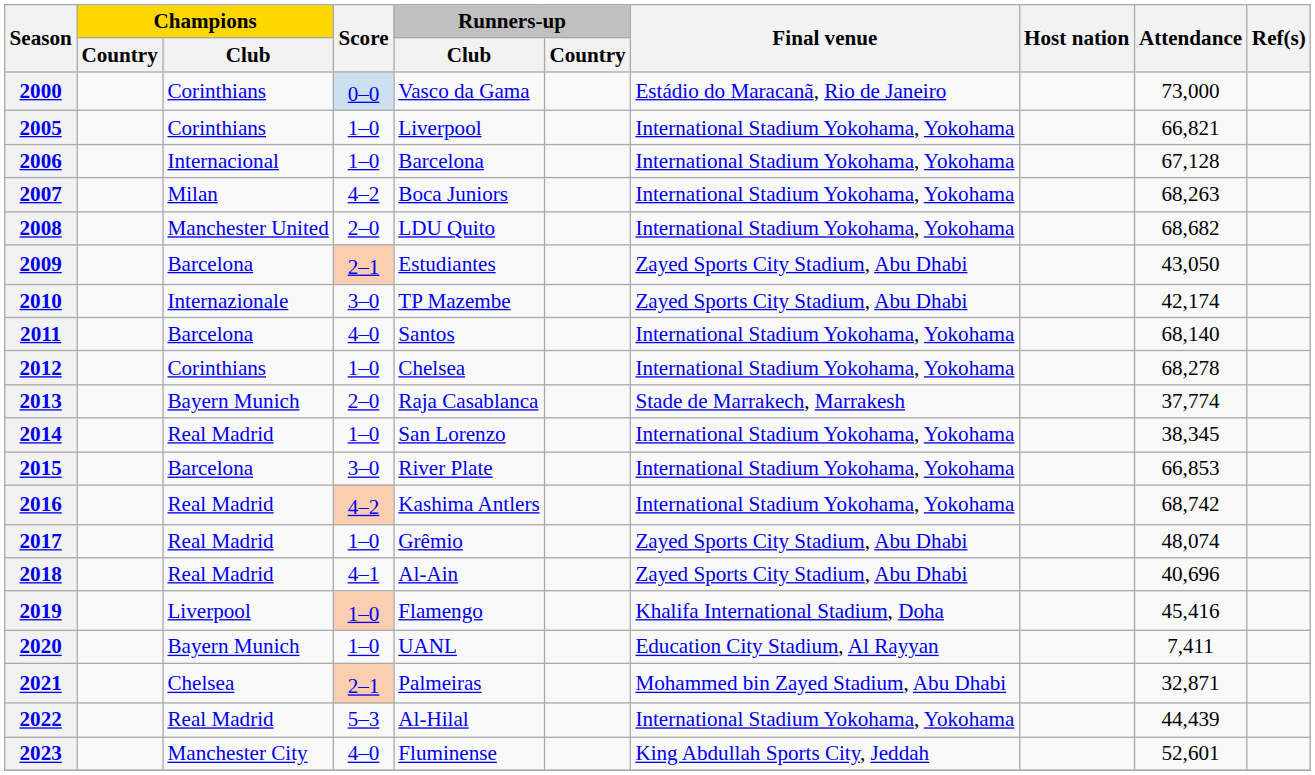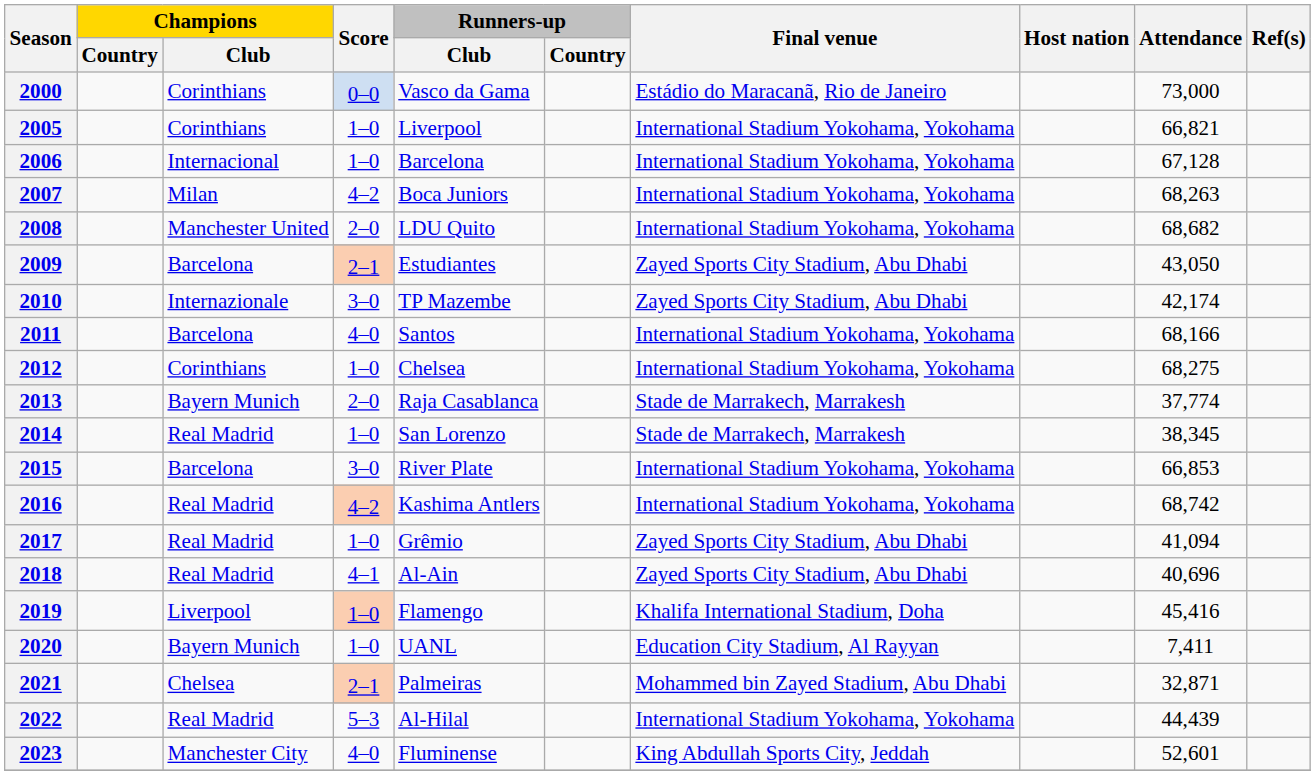(1191, 334) 68,140 -> (1191, 334) 68,166
(1191, 367) 68,278 -> (1191, 367) 68,275
(825, 434) International Stadium Yokohama, Yokohama -> (770, 434) Stade de Marrakech, Marrakesh
(1191, 540) 48,074 -> (1191, 540) 41,094
